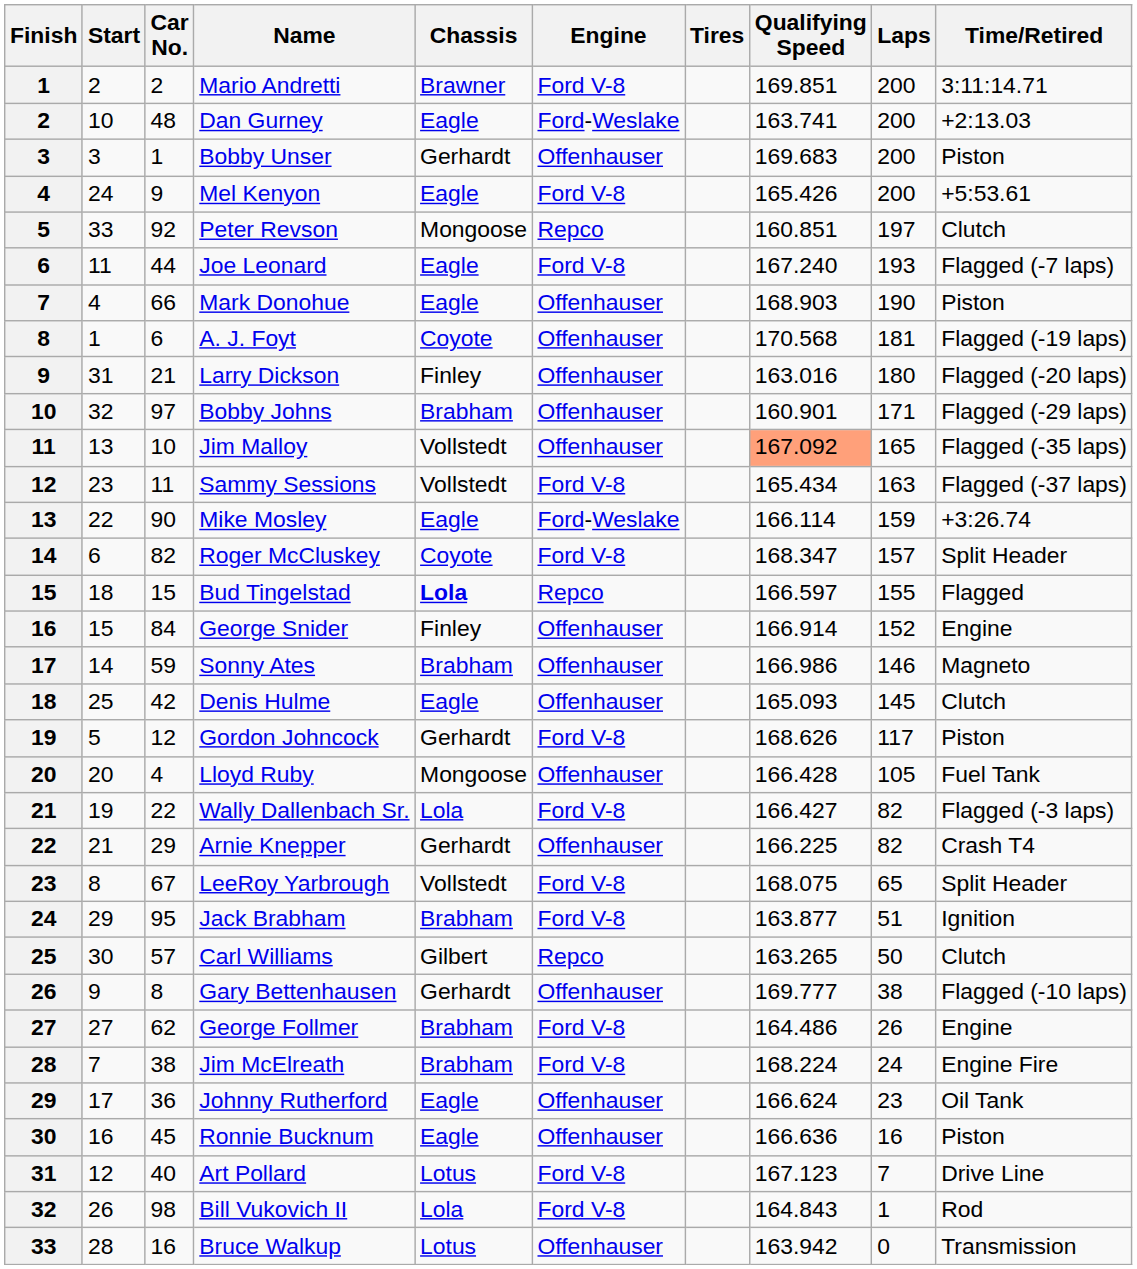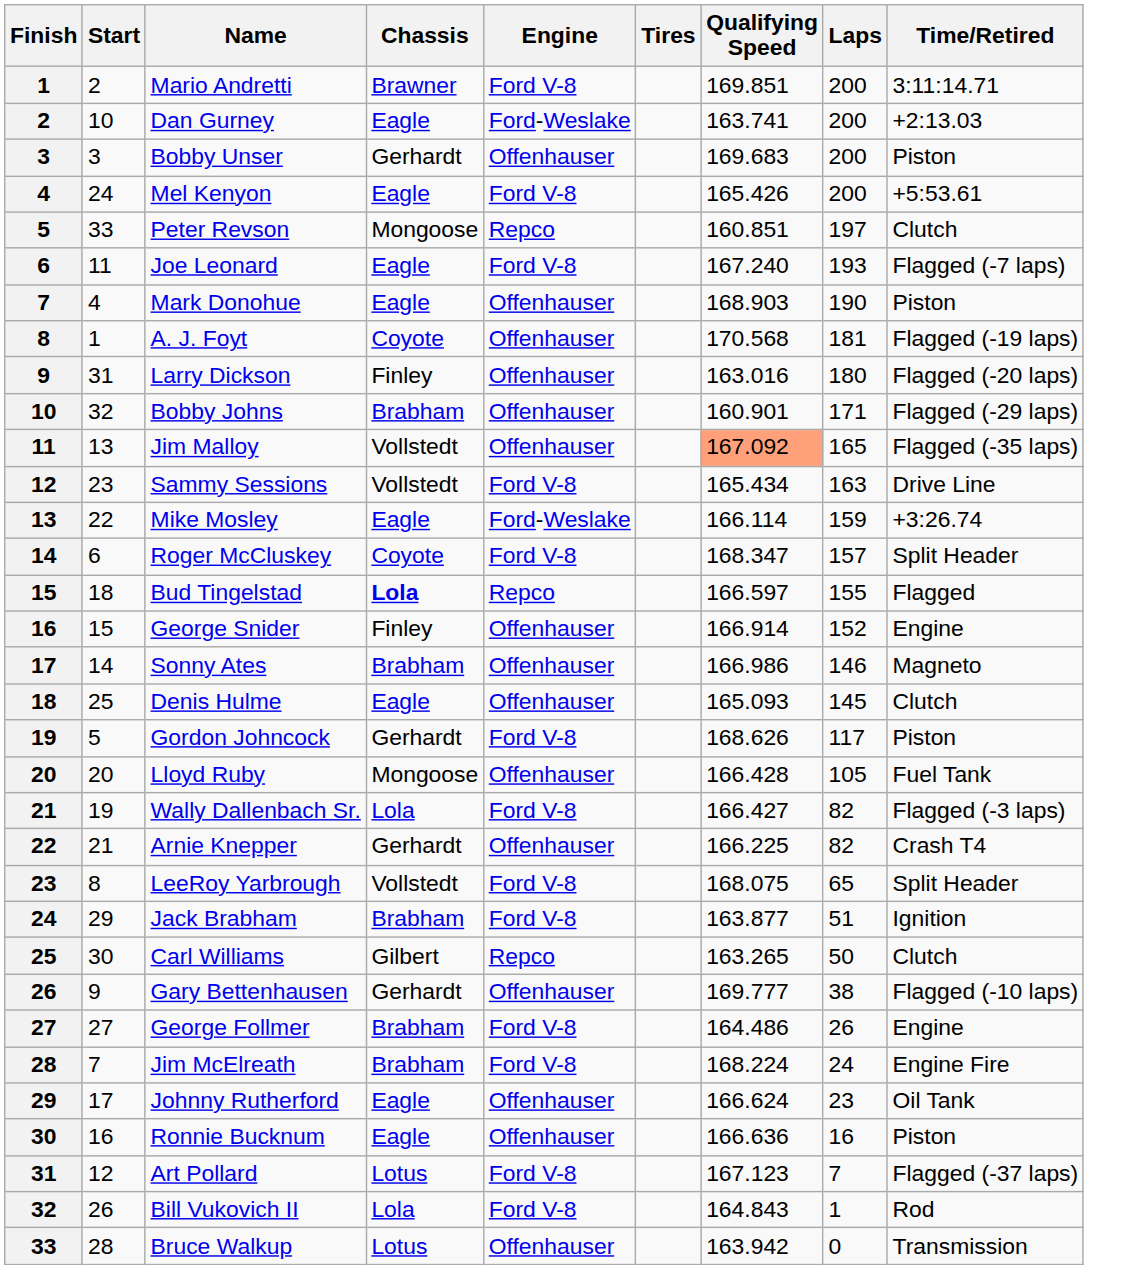- column: (170, 35)
(1034, 483) Flagged (-37 laps) -> (944, 483) Drive Line
(993, 1173) Drive Line -> (985, 1173) Flagged (-37 laps)
